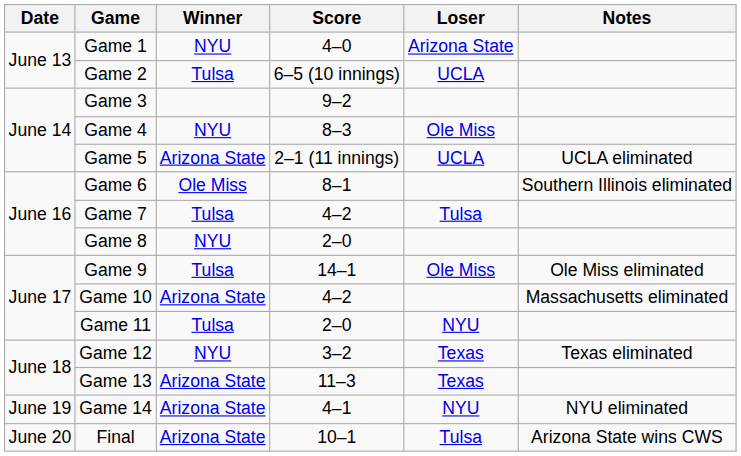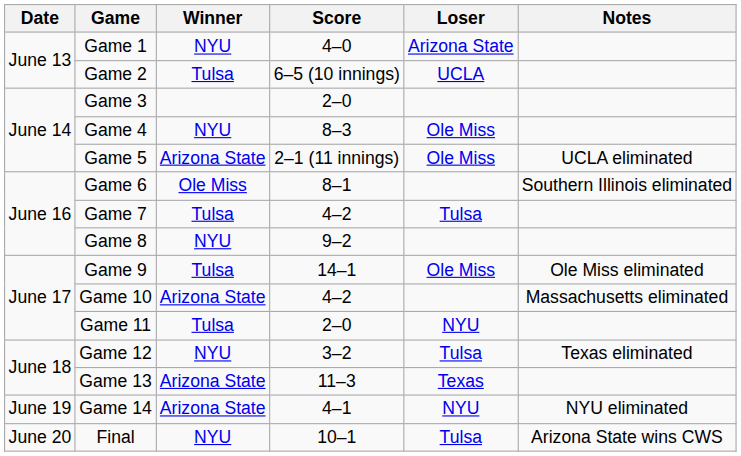(337, 102) 9–2 -> (337, 102) 2–0
(461, 158) UCLA -> (461, 158) Ole Miss
(337, 241) 2–0 -> (337, 241) 9–2
(461, 353) Texas -> (461, 353) Tulsa
(213, 437) Arizona State -> (213, 437) NYU
